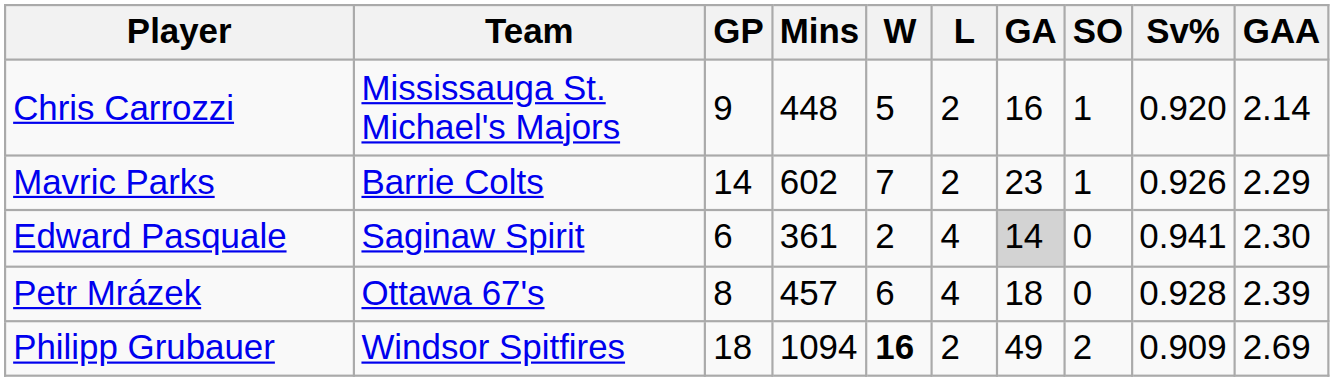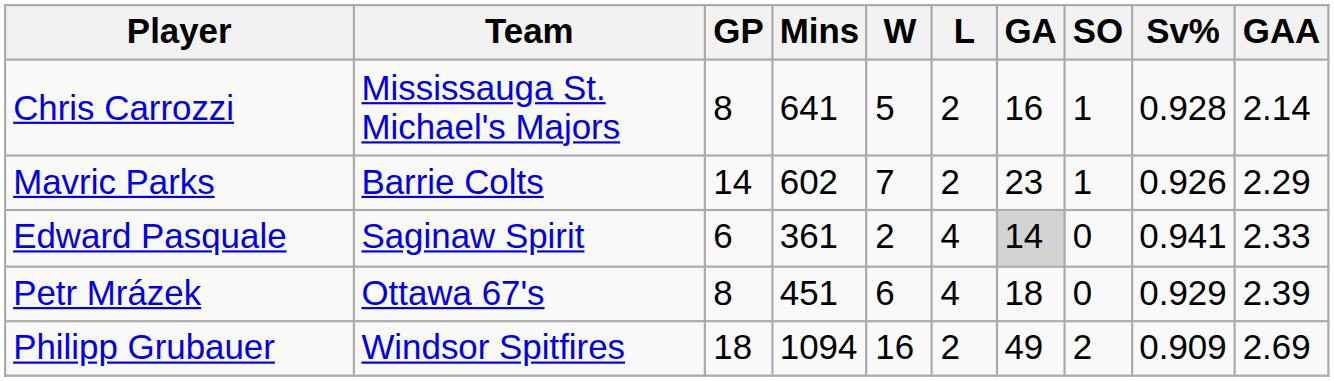(723, 107) 9 -> (723, 107) 8
(809, 107) 448 -> (809, 107) 641
(1183, 107) 0.920 -> (1183, 107) 0.928
(1277, 237) 2.30 -> (1277, 237) 2.33
(809, 292) 457 -> (809, 292) 451
(1183, 292) 0.928 -> (1183, 292) 0.929
(895, 347) bold -> (895, 347) normal
